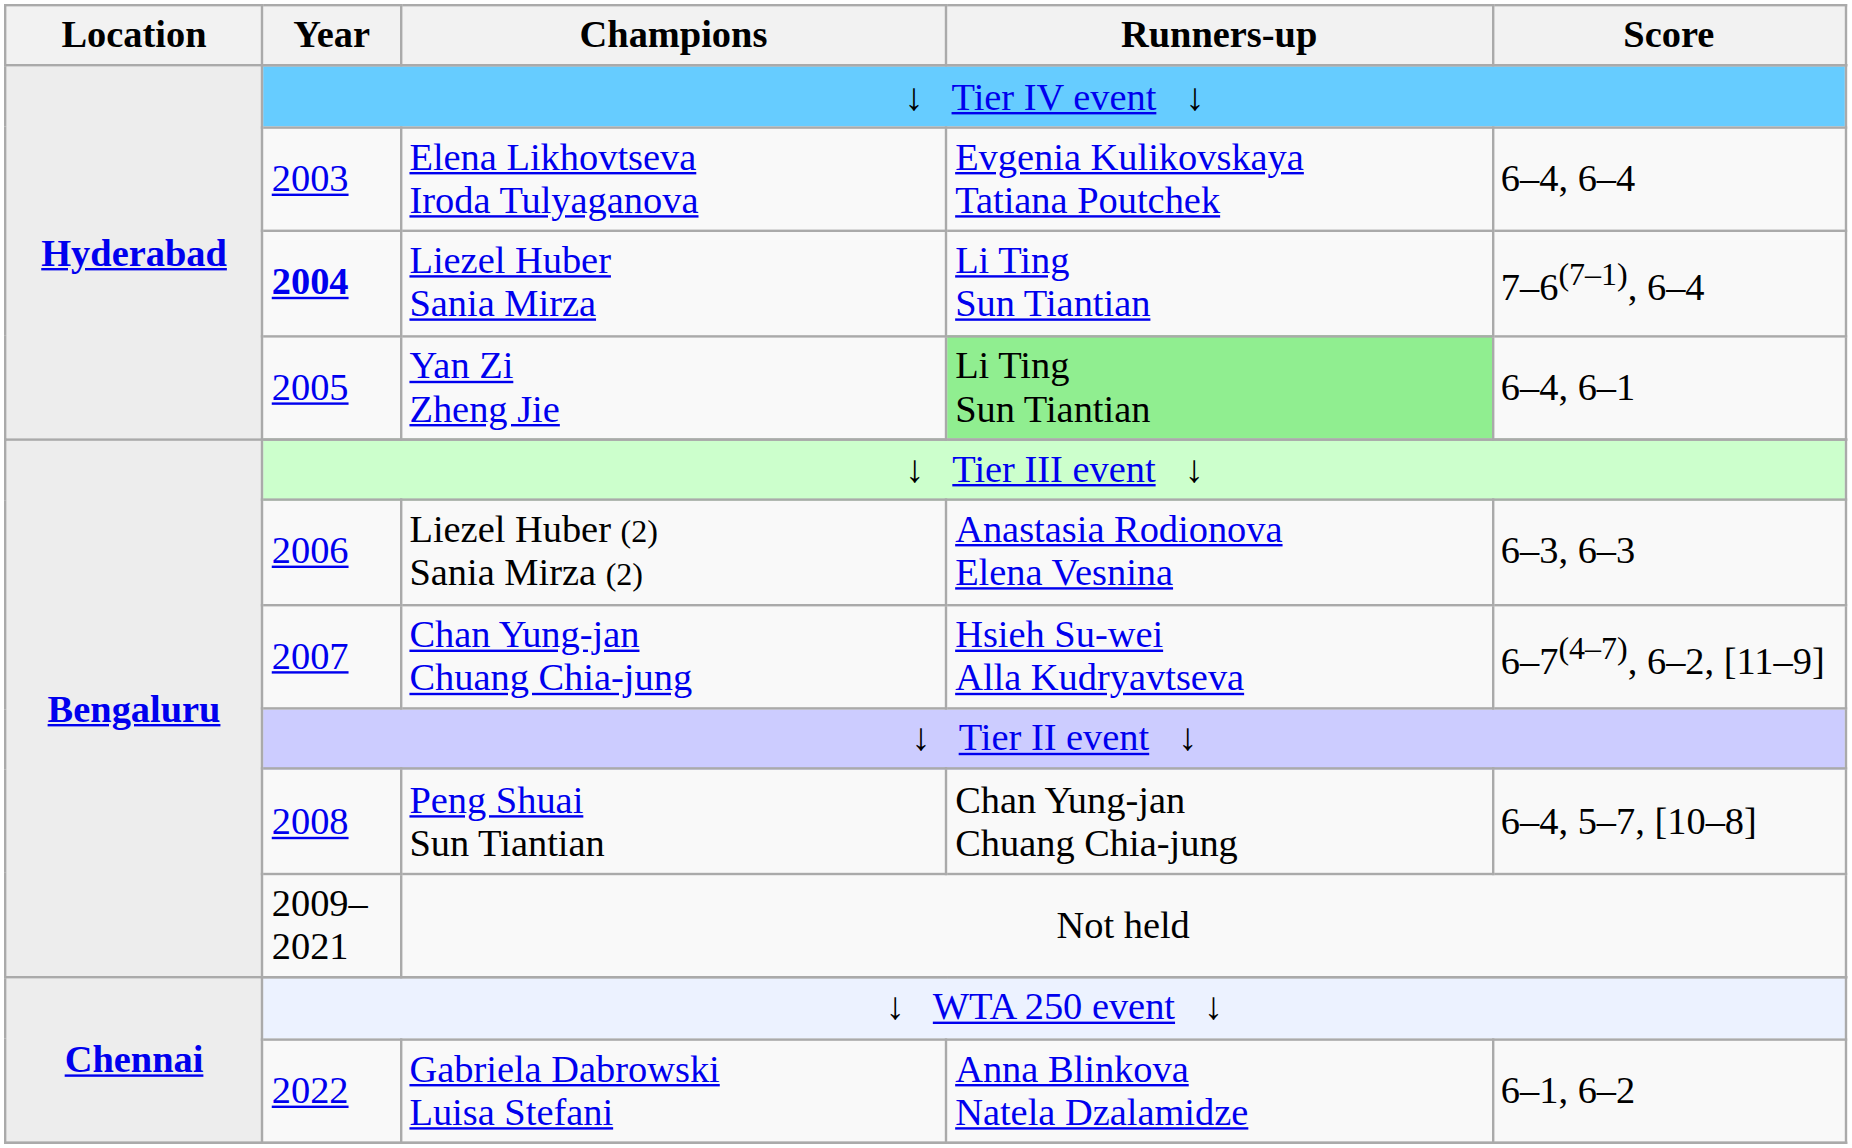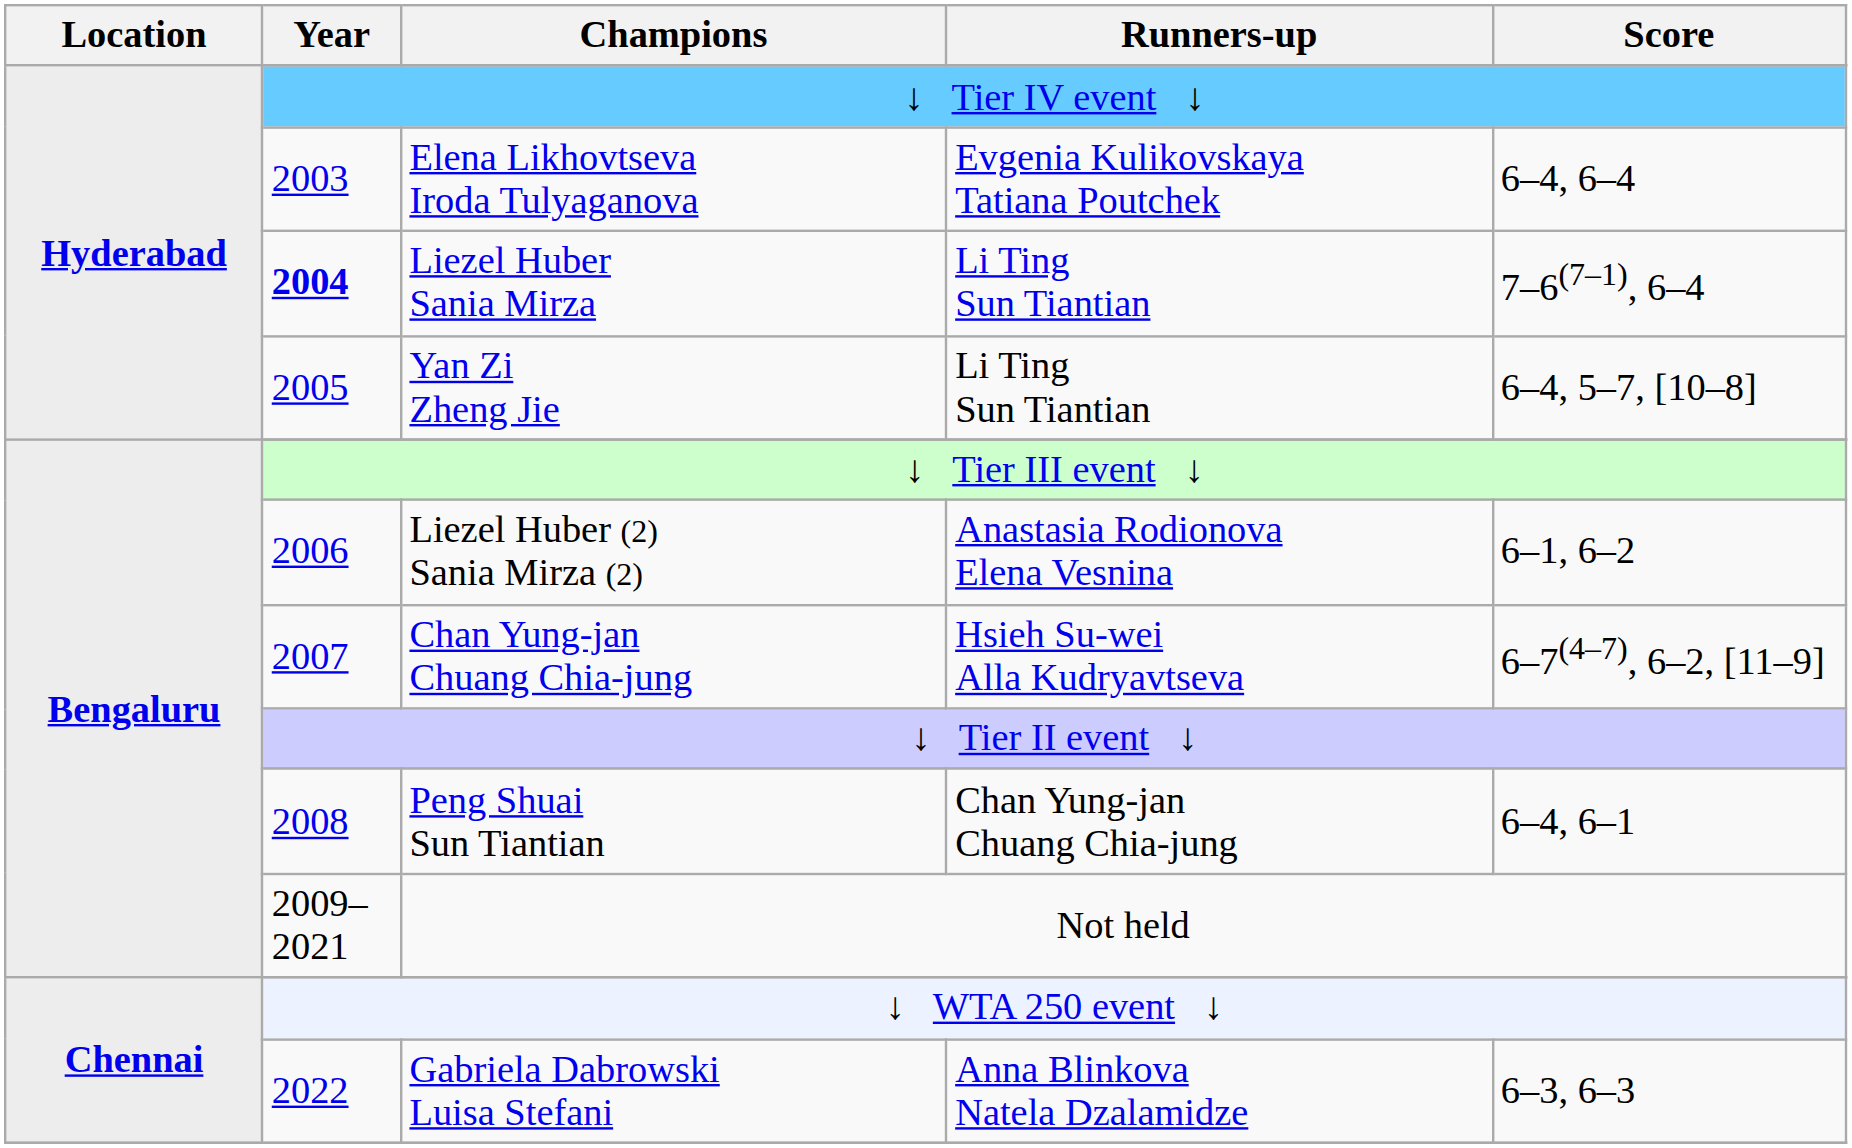(1053, 386) lightgreen background -> (1053, 386) no background
(1568, 386) 6–4, 6–1 -> (1629, 386) 6–4, 5–7, [10–8]
(1568, 551) 6–3, 6–3 -> (1568, 551) 6–1, 6–2
(1629, 820) 6–4, 5–7, [10–8] -> (1568, 820) 6–4, 6–1
(1568, 1089) 6–1, 6–2 -> (1568, 1089) 6–3, 6–3
